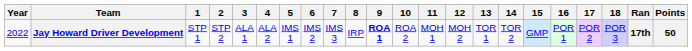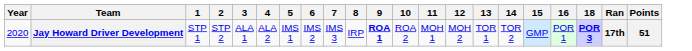- column: (589, 12)
(18, 33) 2022 -> (18, 33) 2020
(615, 33) normal -> (589, 33) bold
(670, 33) 50 -> (644, 33) 51
